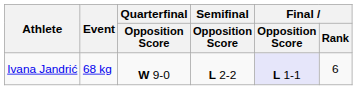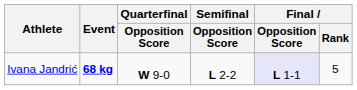(97, 69) normal -> (98, 69) bold
(335, 69) 6 -> (335, 69) 5
